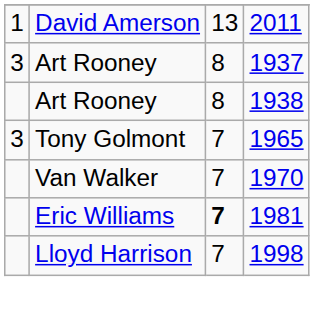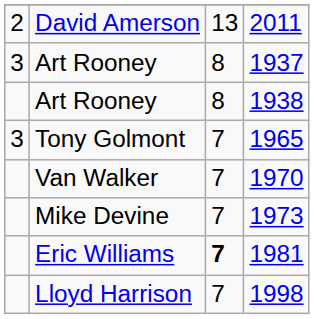(17, 23) 1 -> (17, 23) 2
+ row: (277, 216)
